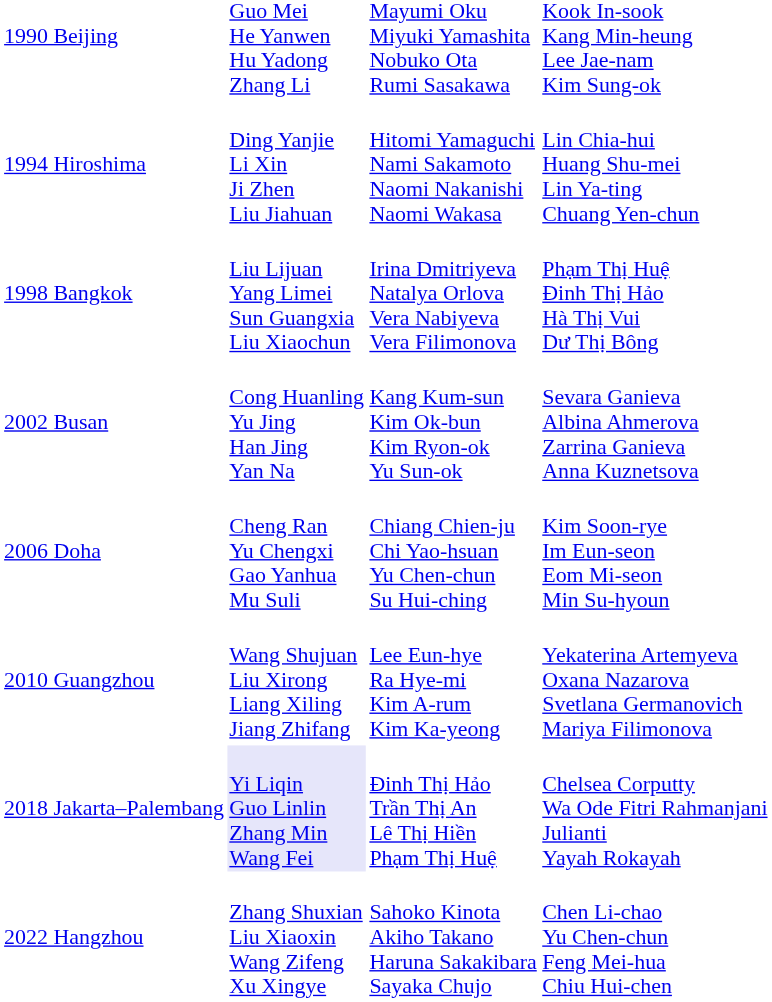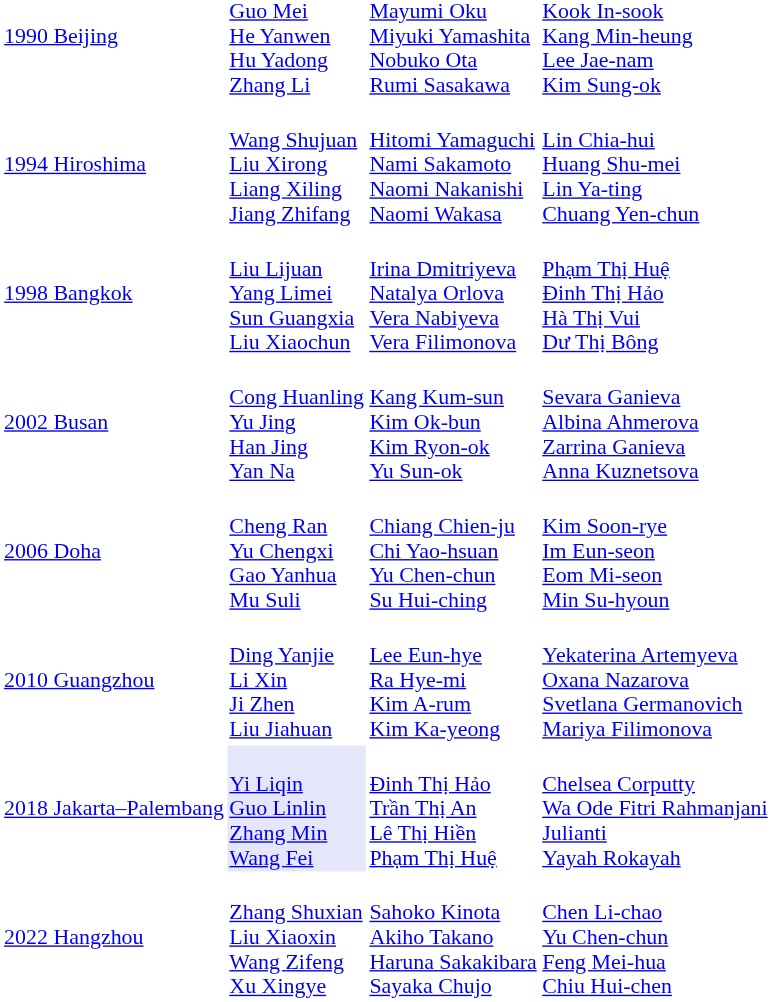(282, 176) Ding Yanjie Li Xin Ji Zhen Liu Jiahuan -> (293, 176) Wang Shujuan Liu Xirong Liang Xiling Jiang Zhifang
(293, 691) Wang Shujuan Liu Xirong Liang Xiling Jiang Zhifang -> (282, 691) Ding Yanjie Li Xin Ji Zhen Liu Jiahuan
